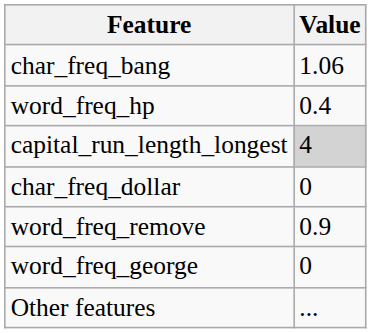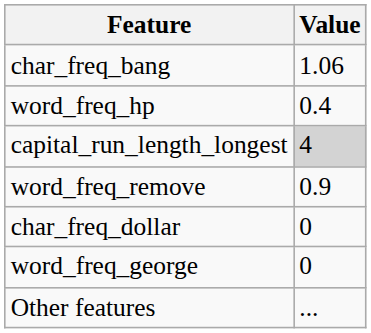rows swapped: (95, 186) <-> (108, 226)
